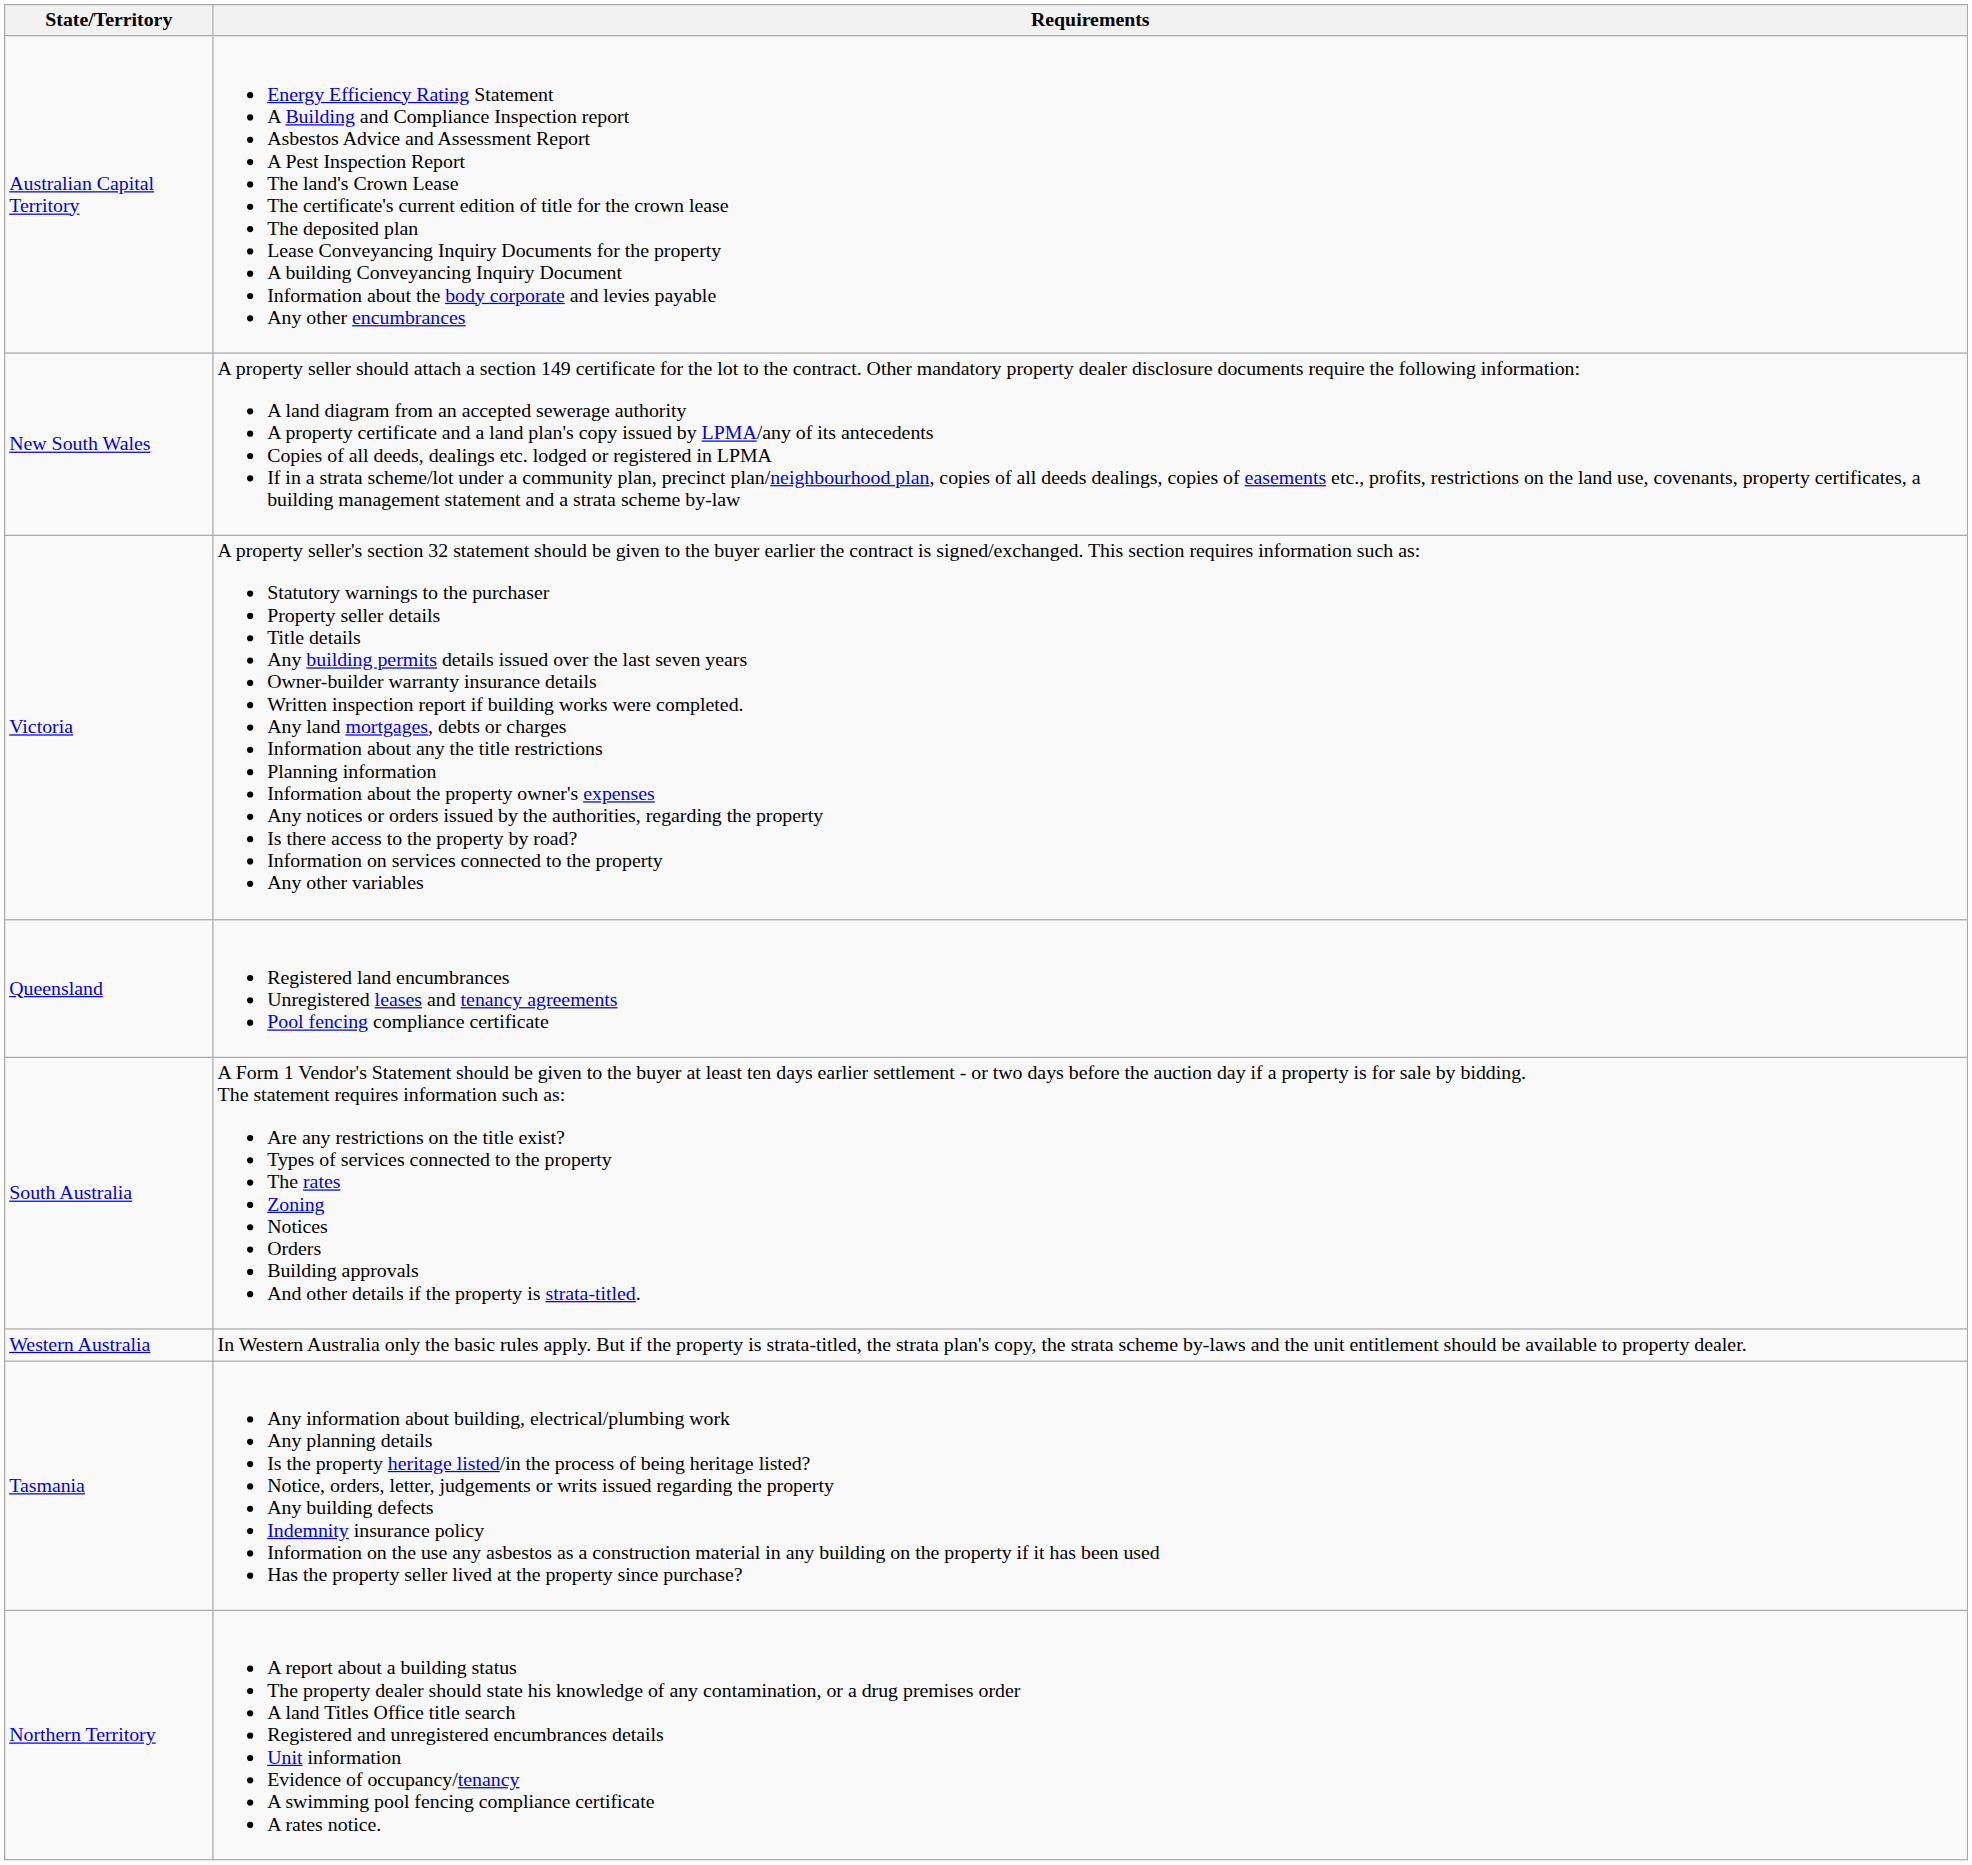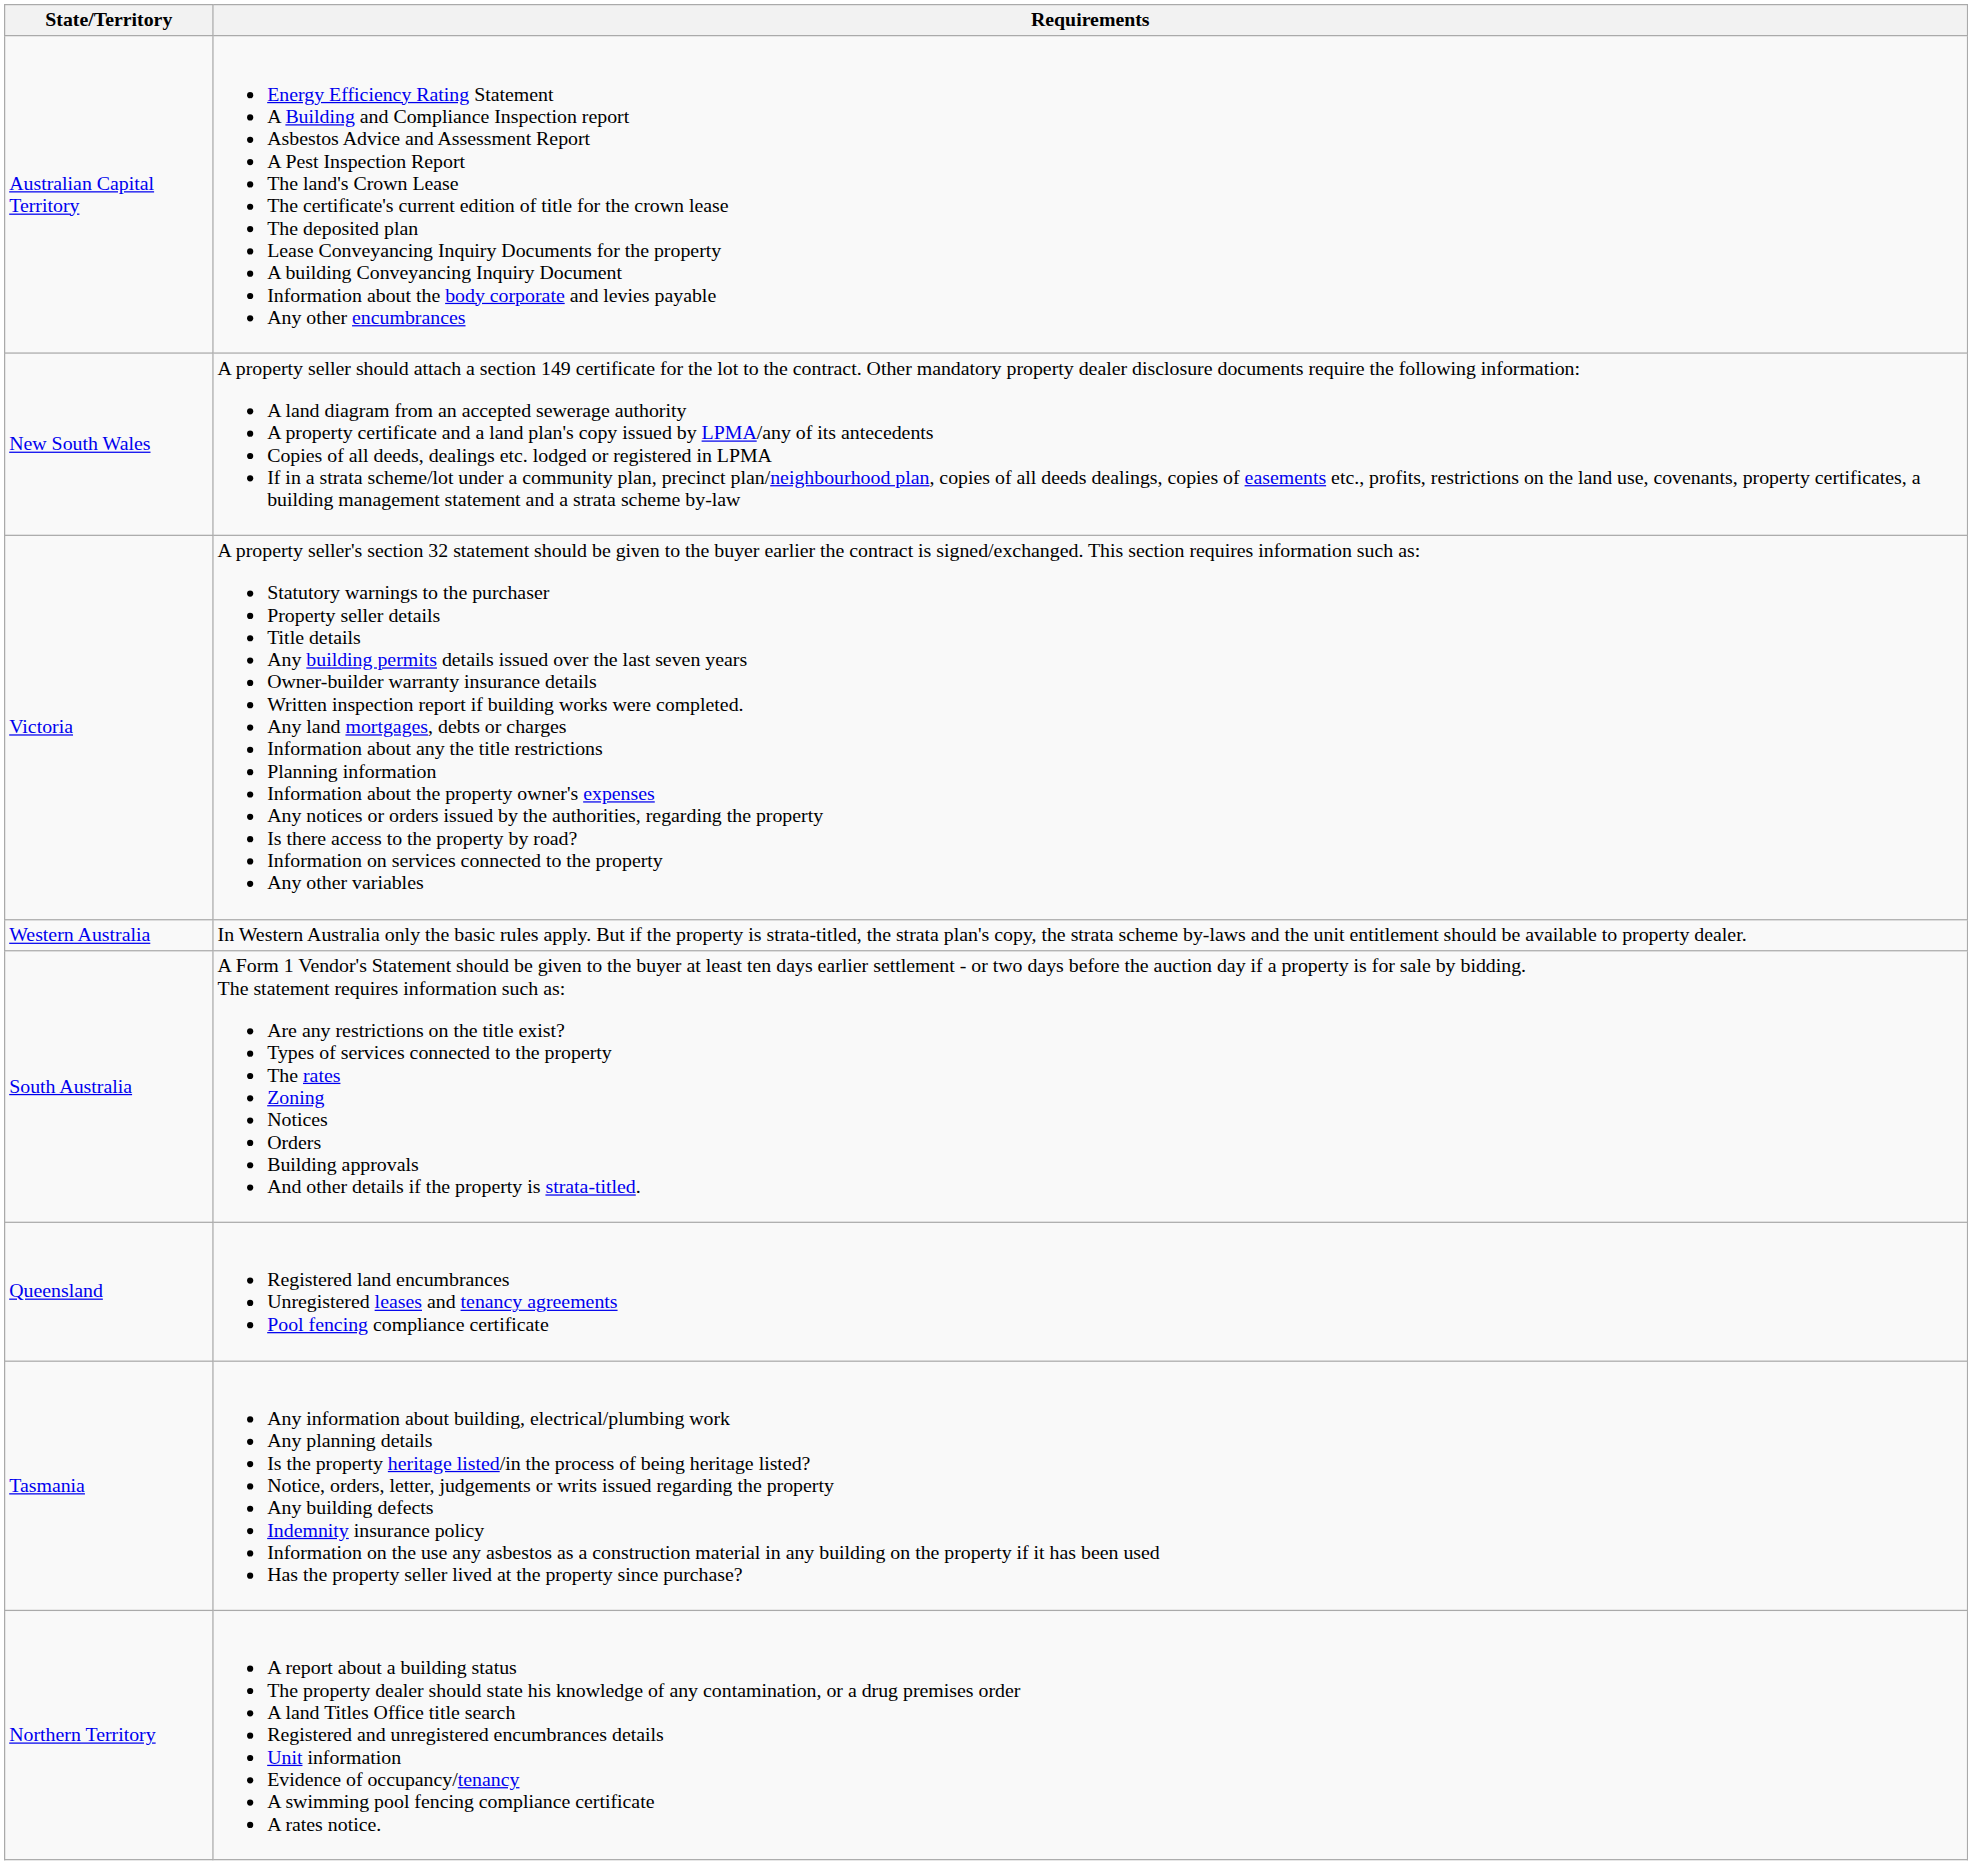rows swapped: (56, 988) <-> (80, 1344)
